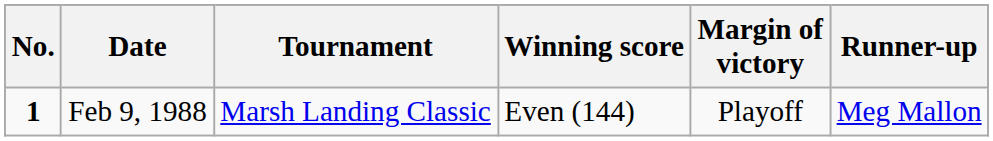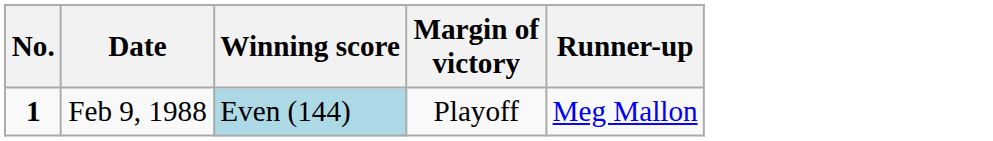- column: (356, 46)
(570, 111) no background -> (285, 111) lightblue background
